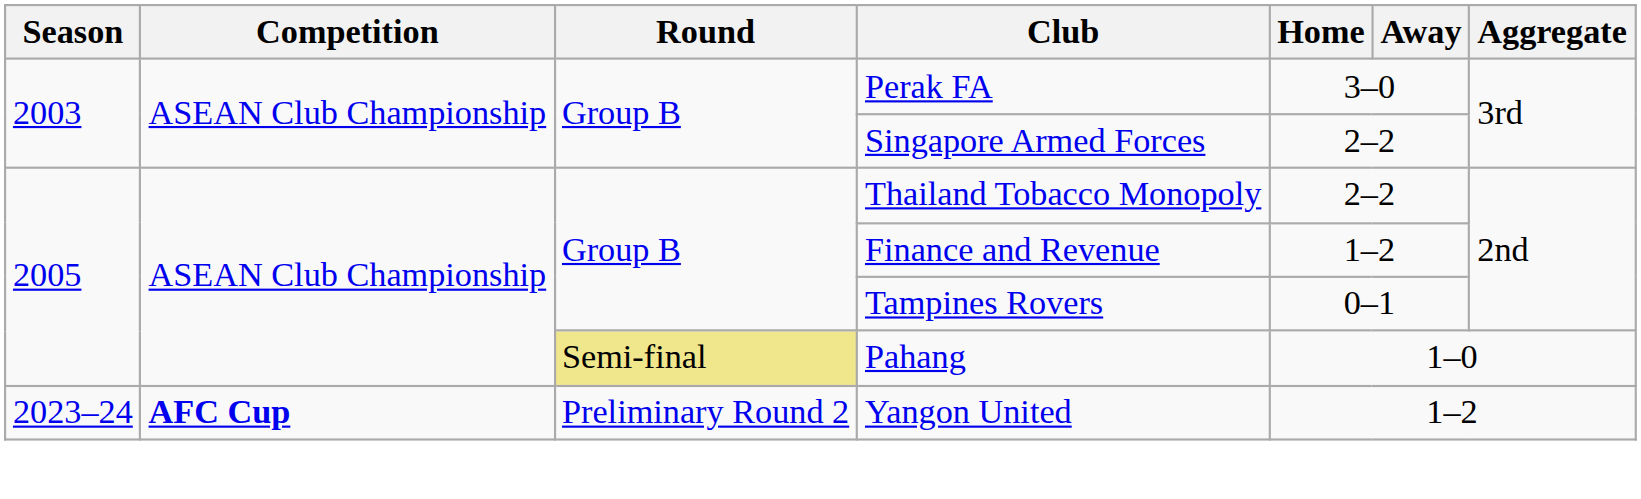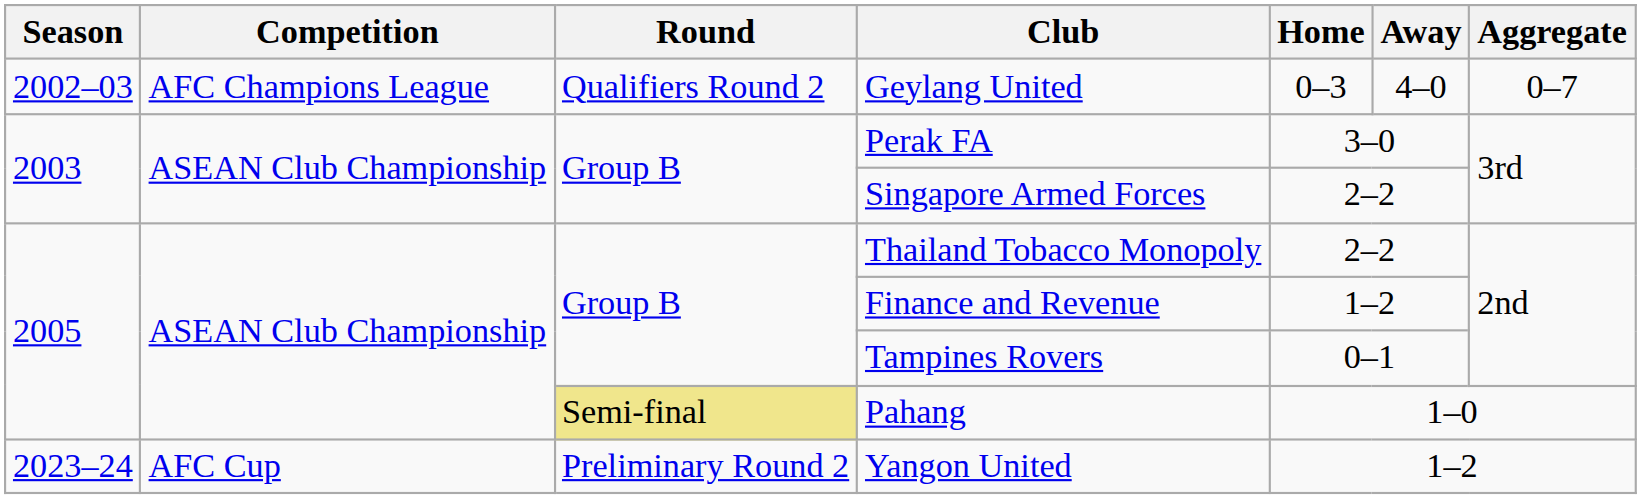+ row: (974, 85)
(219, 411) bold -> (215, 466) normal
